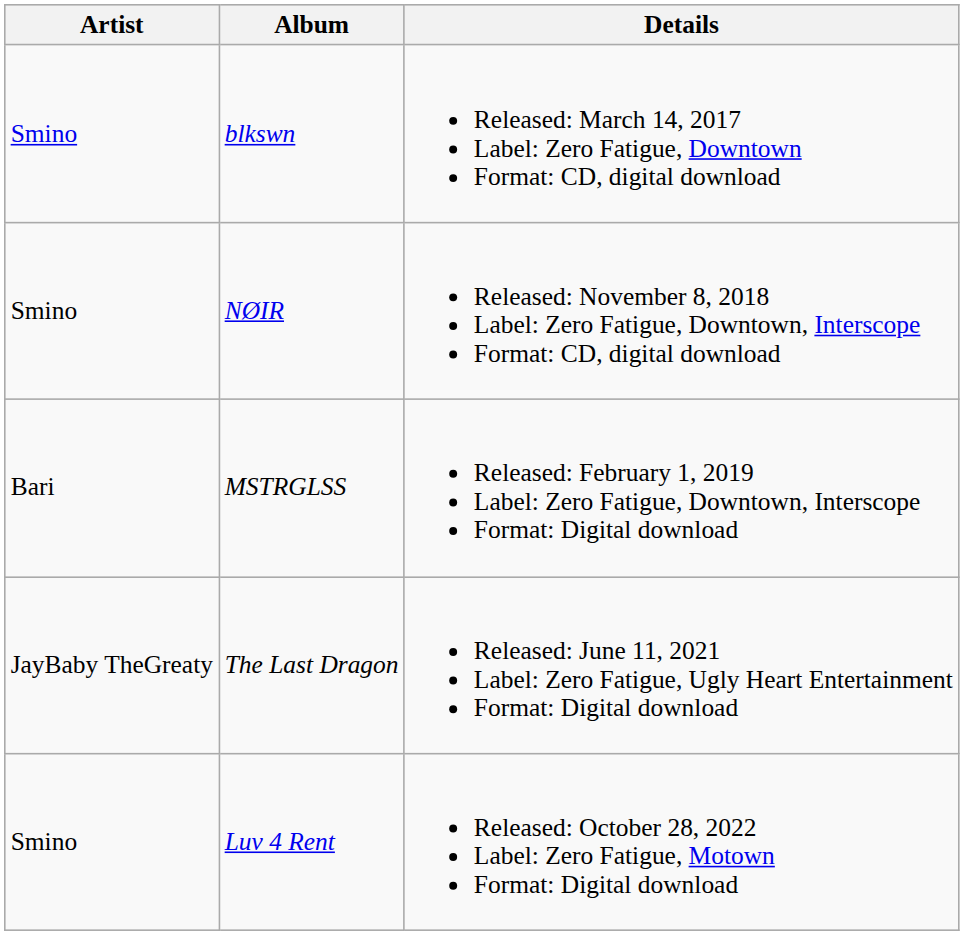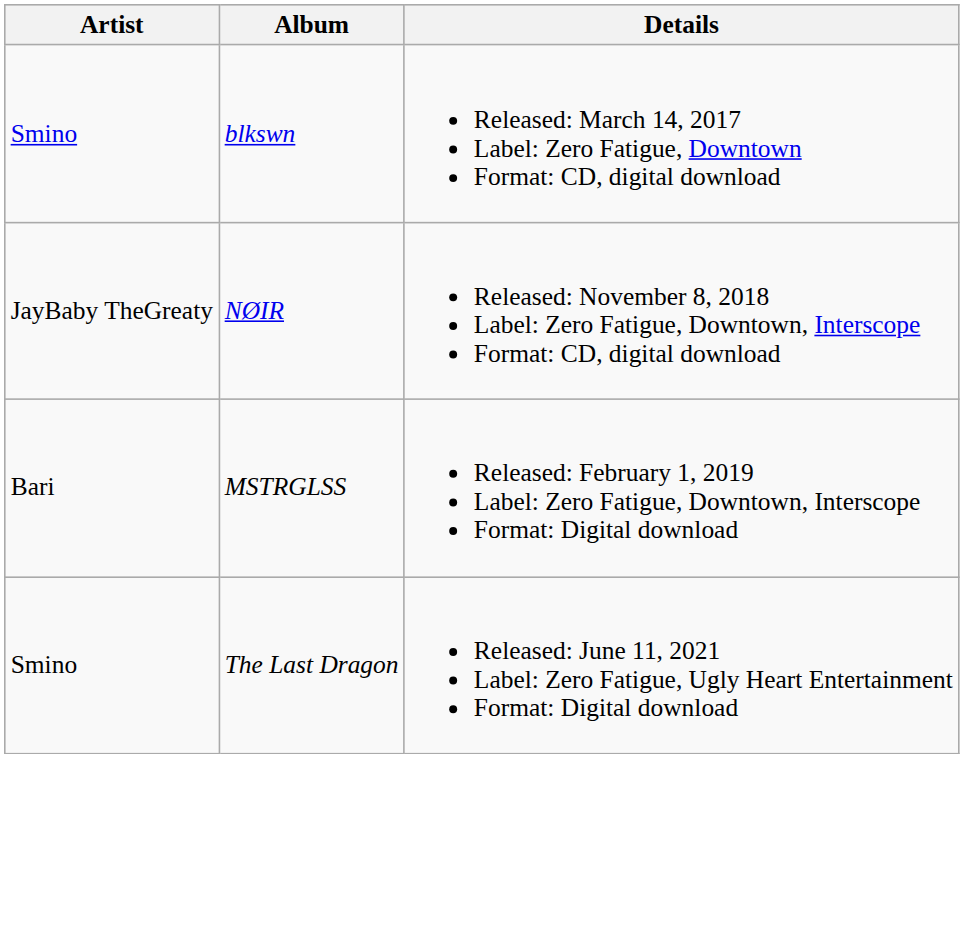(44, 310) Smino -> (112, 310) JayBaby TheGreaty
(112, 664) JayBaby TheGreaty -> (44, 664) Smino
- row: (280, 841)
